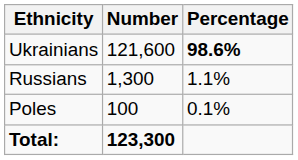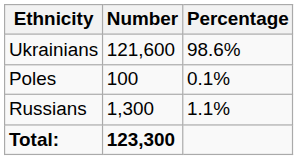(214, 49) bold -> (214, 49) normal
rows swapped: (48, 79) <-> (33, 109)
